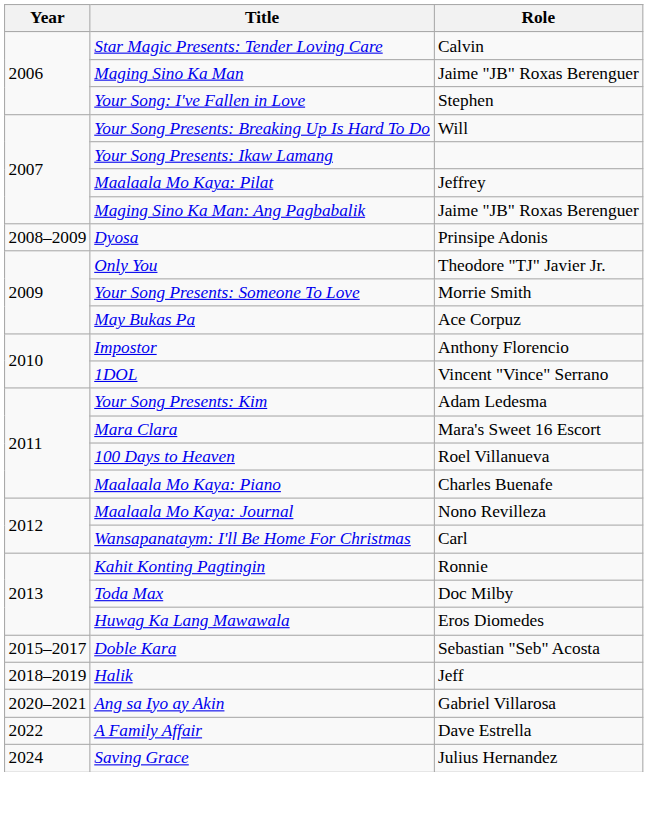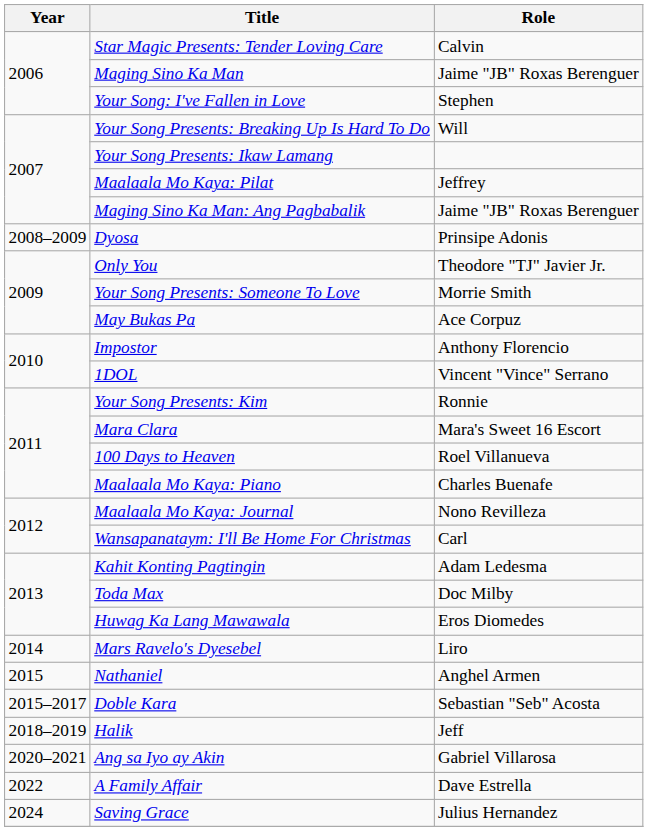(492, 401) Adam Ledesma -> (463, 401) Ronnie
(463, 566) Ronnie -> (492, 566) Adam Ledesma
+ row: (178, 648)
+ row: (128, 675)
